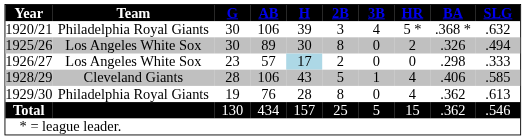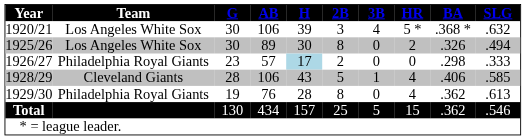(133, 29) Philadelphia Royal Giants -> (133, 29) Los Angeles White Sox
(133, 61) Los Angeles White Sox -> (133, 61) Philadelphia Royal Giants
